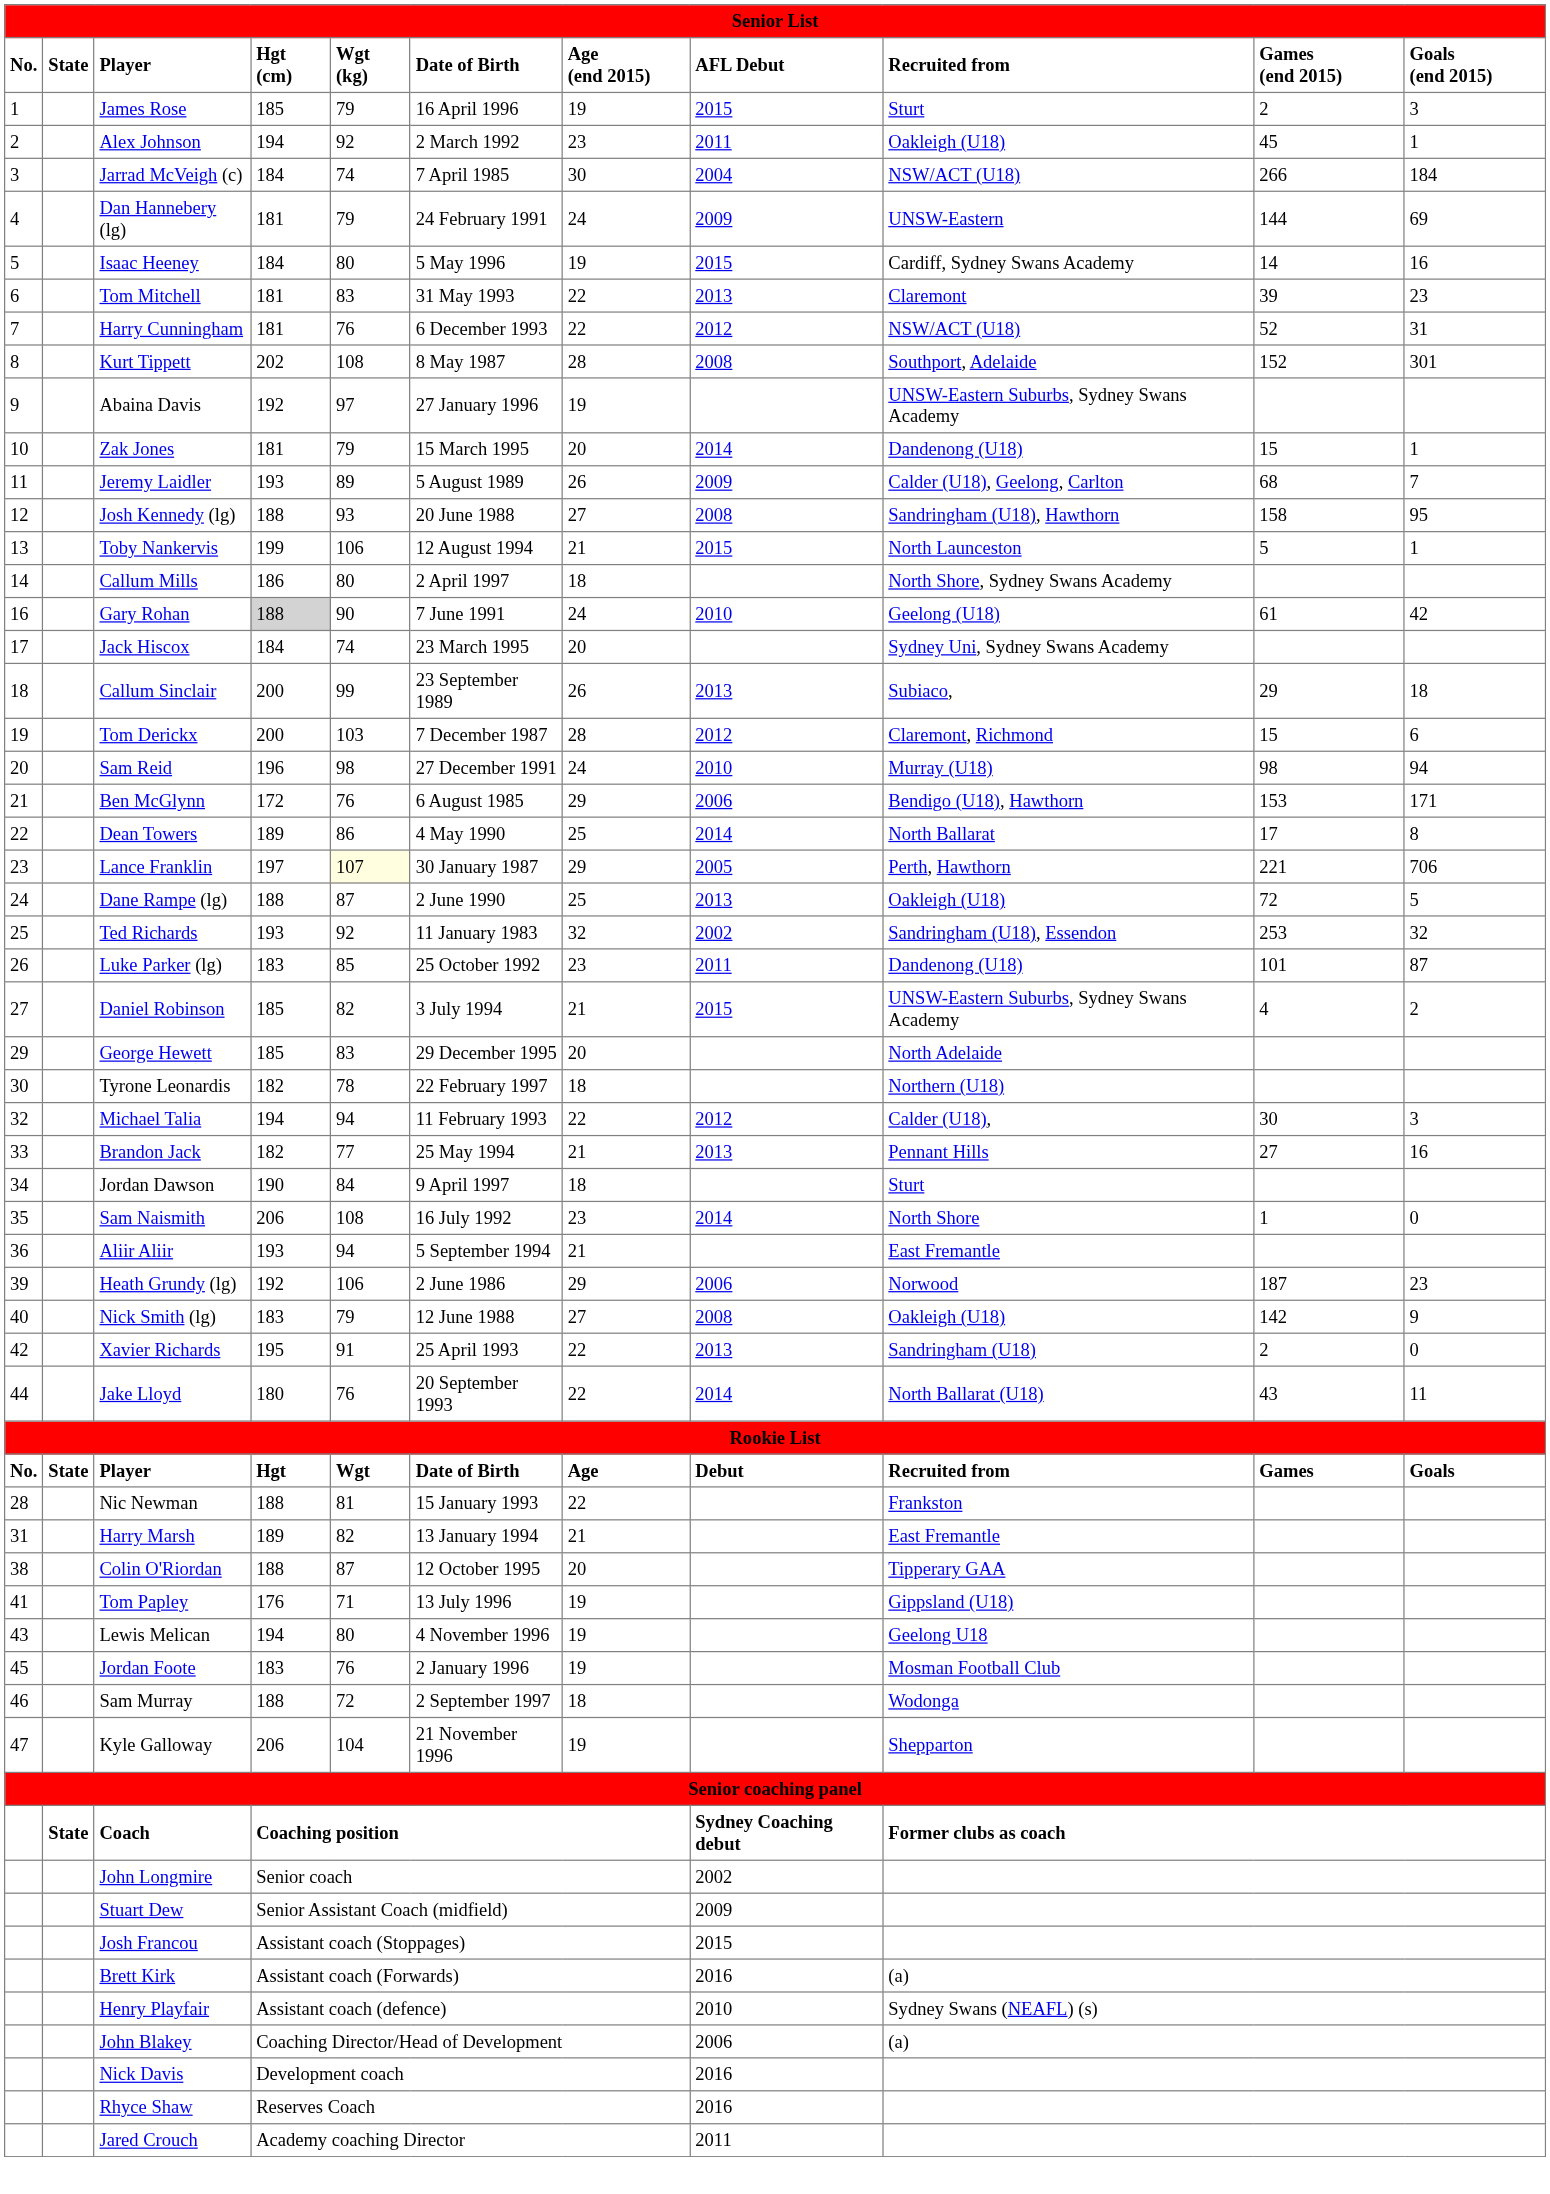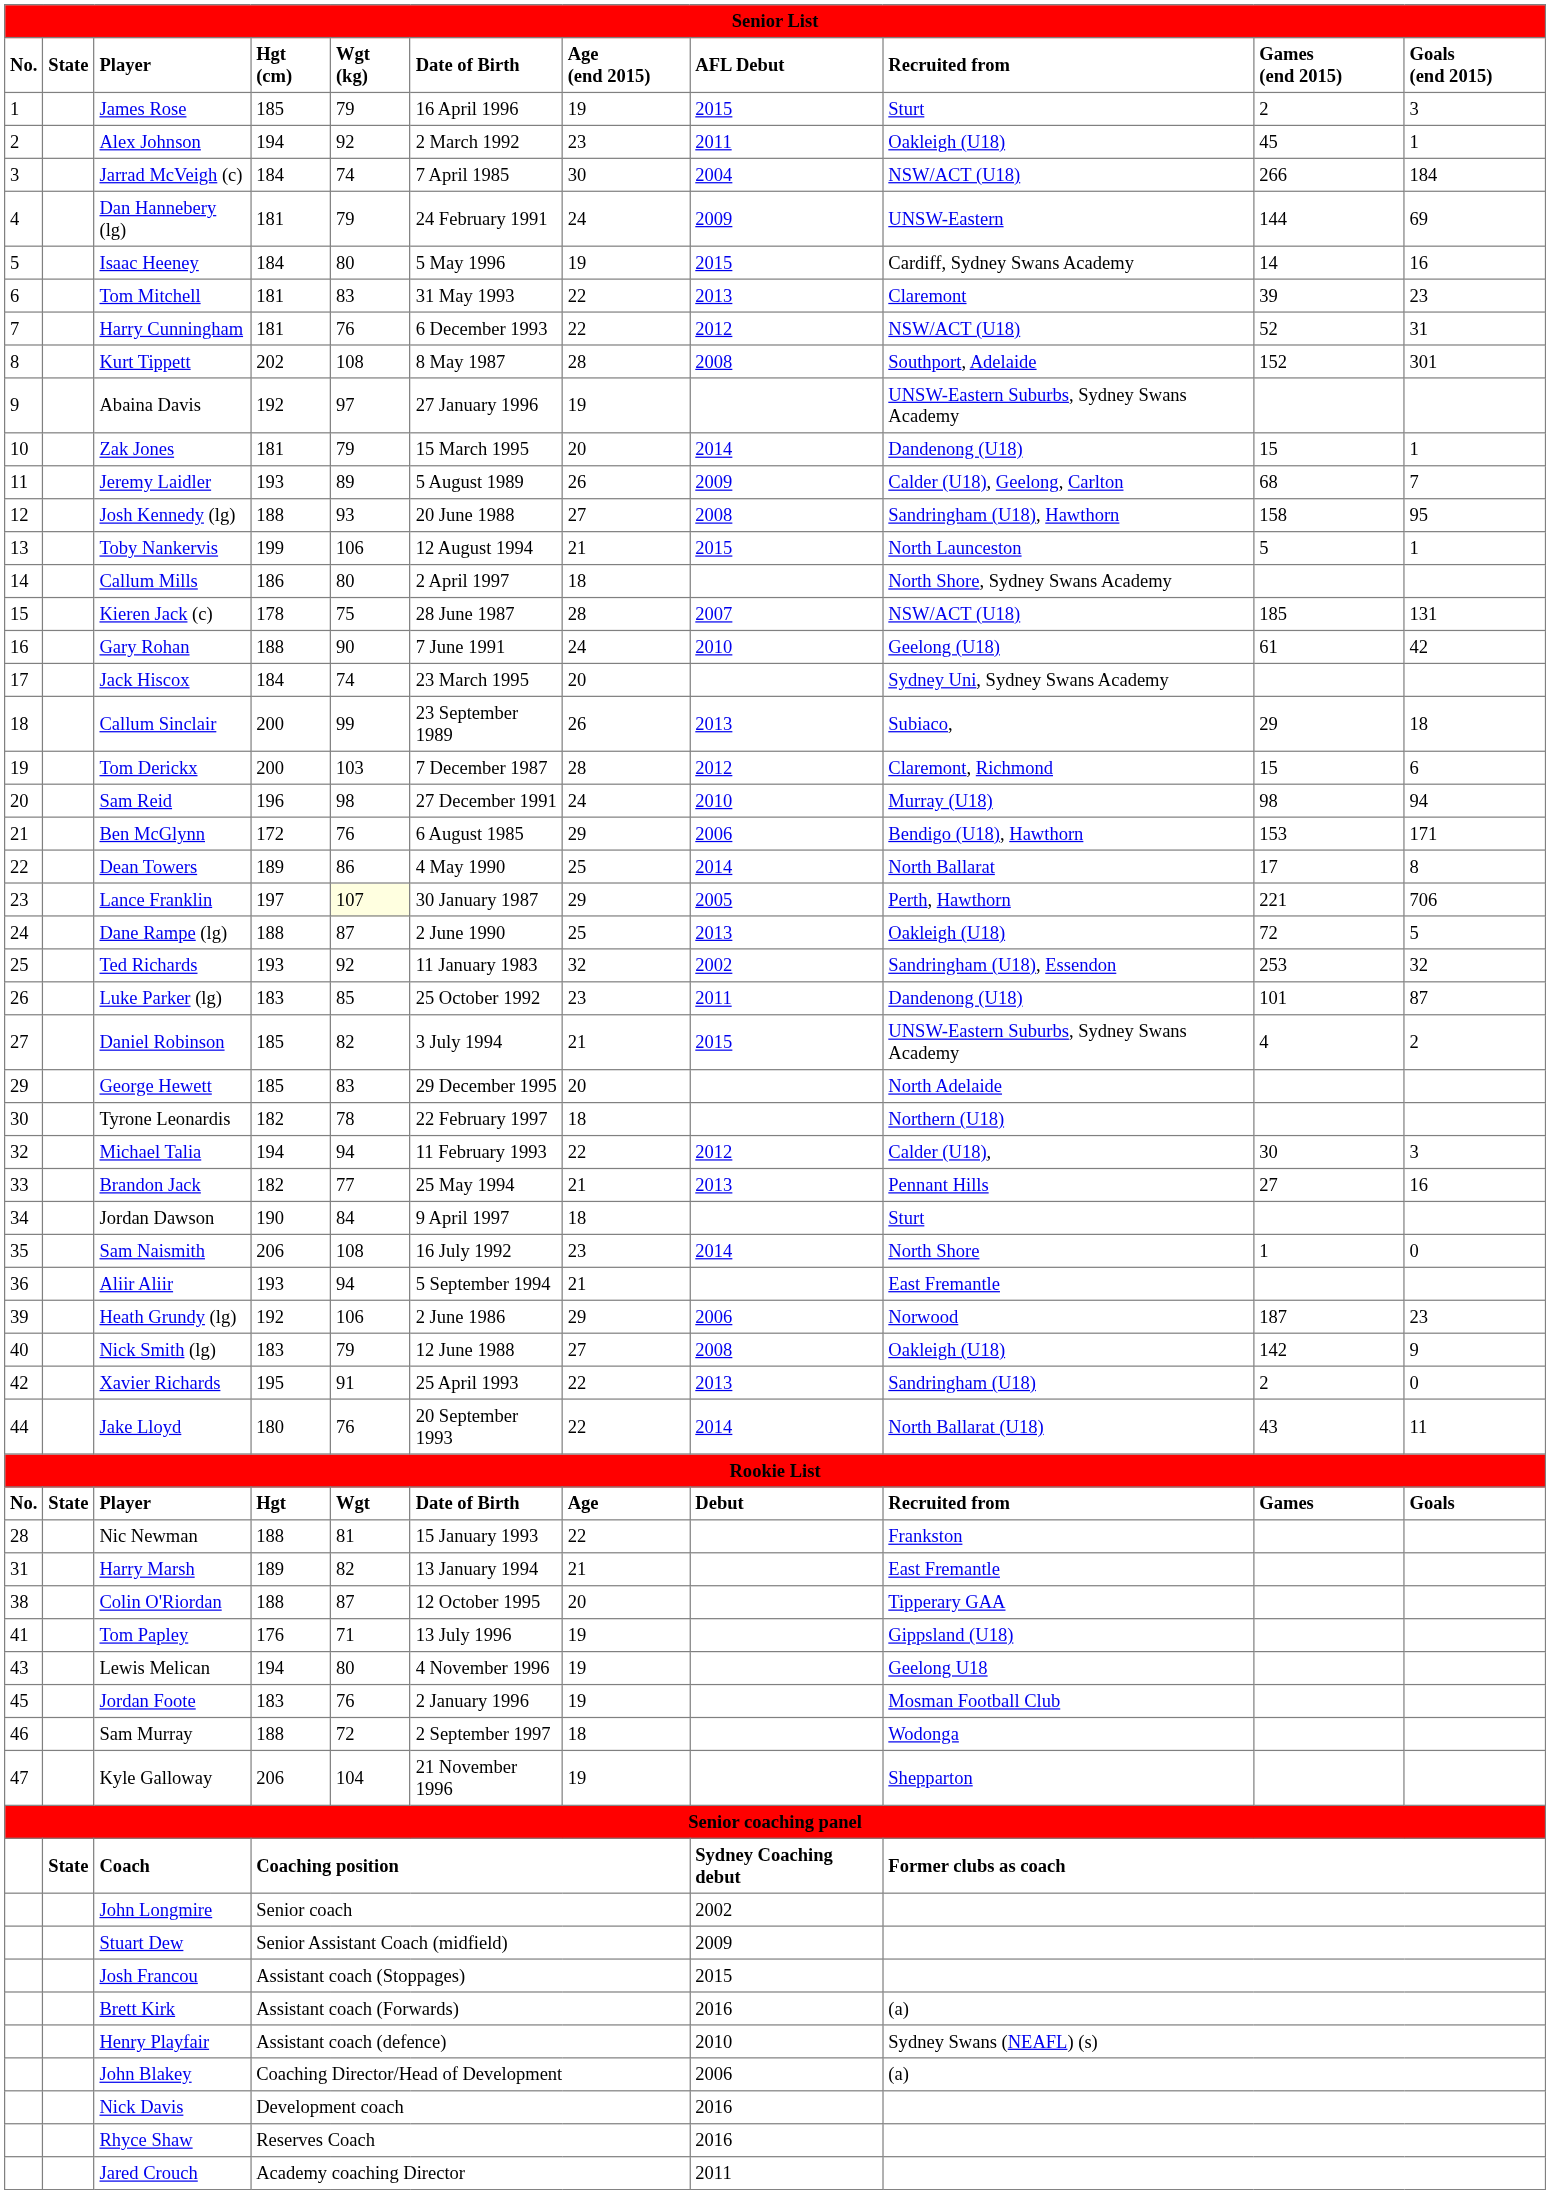+ row: (156, 613)
(270, 613) lightgrey background -> (270, 646) no background
